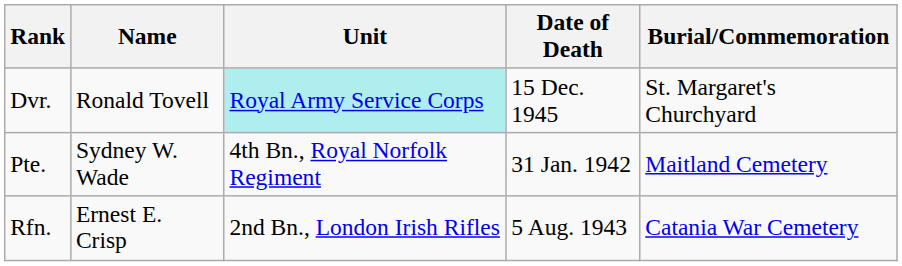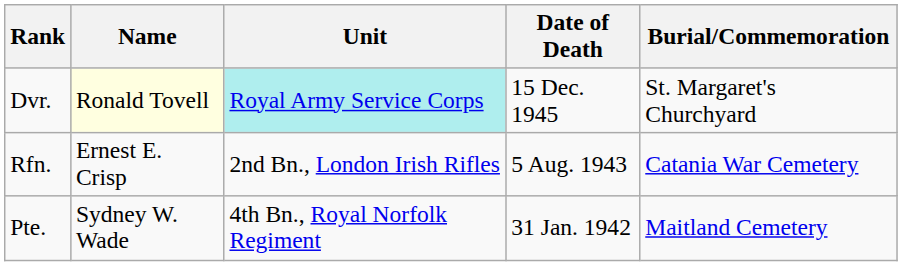(142, 100) no background -> (142, 100) lightyellow background
rows swapped: (28, 163) <-> (31, 227)
